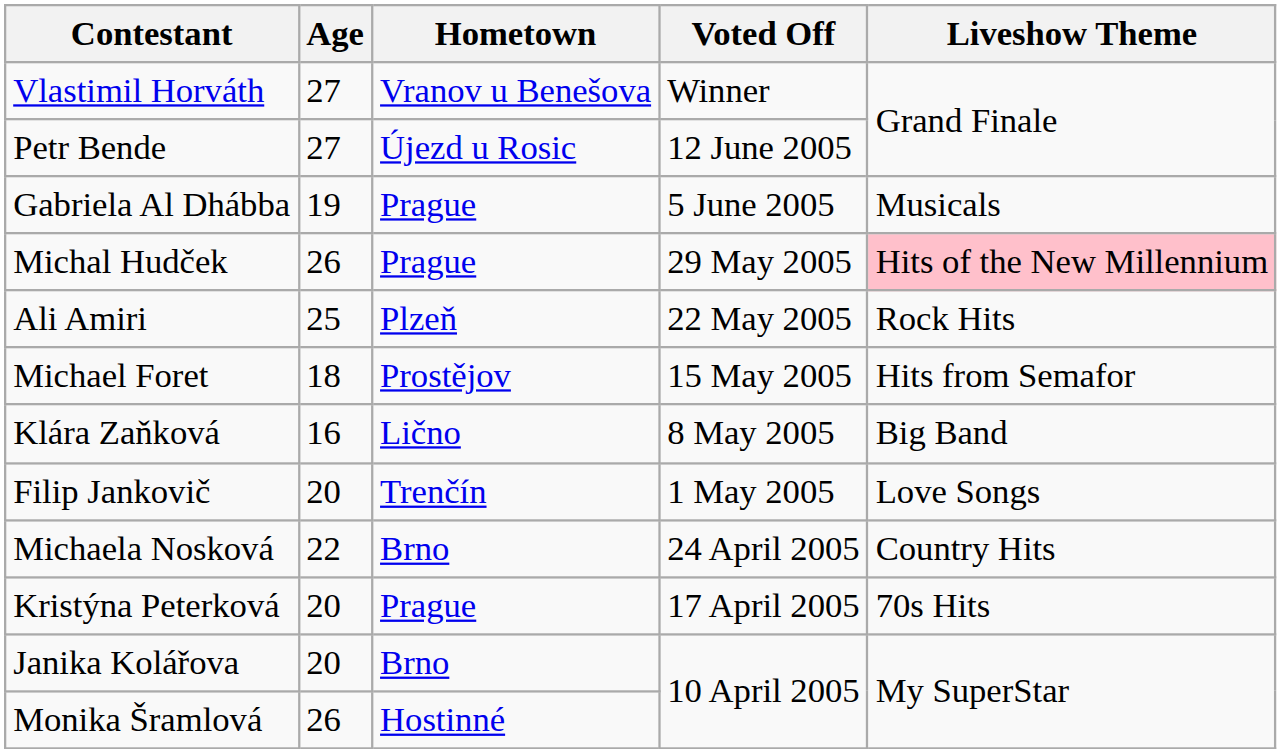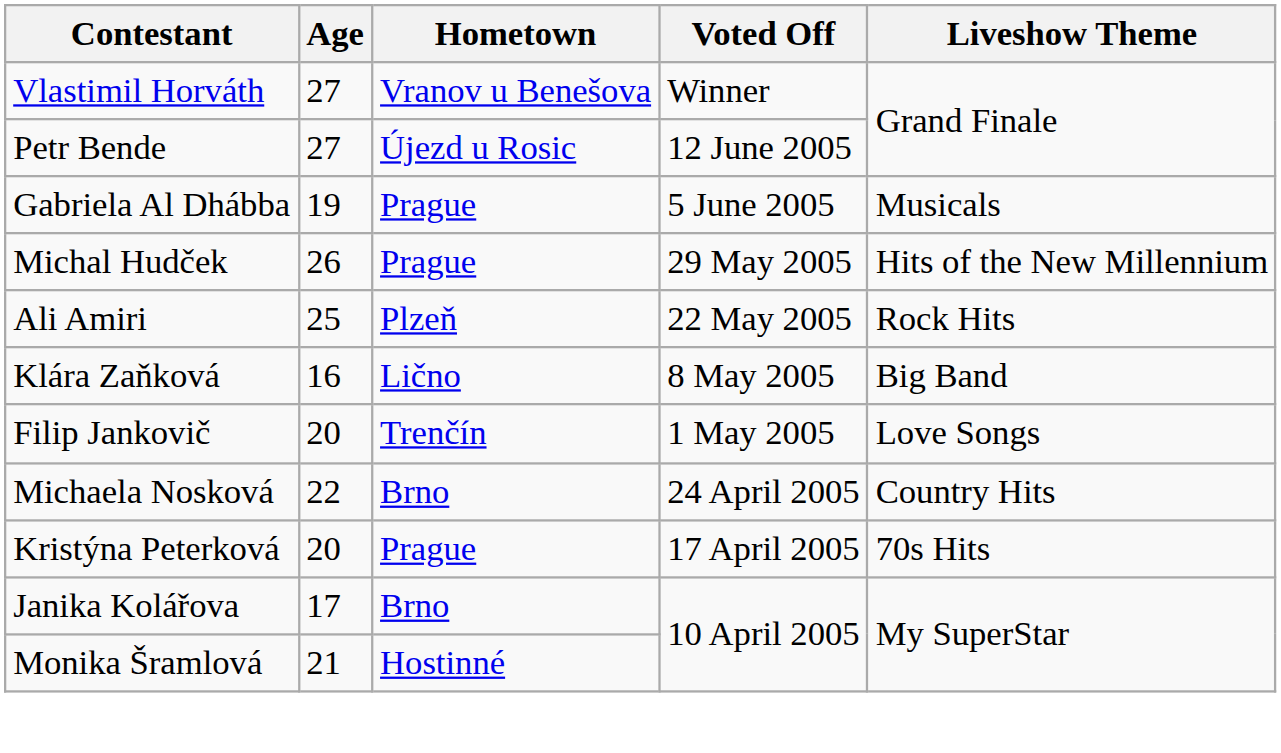(1072, 261) pink background -> (1072, 261) no background
- row: (111, 376)
(324, 661) 20 -> (324, 604) 17
(324, 718) 26 -> (324, 661) 21
